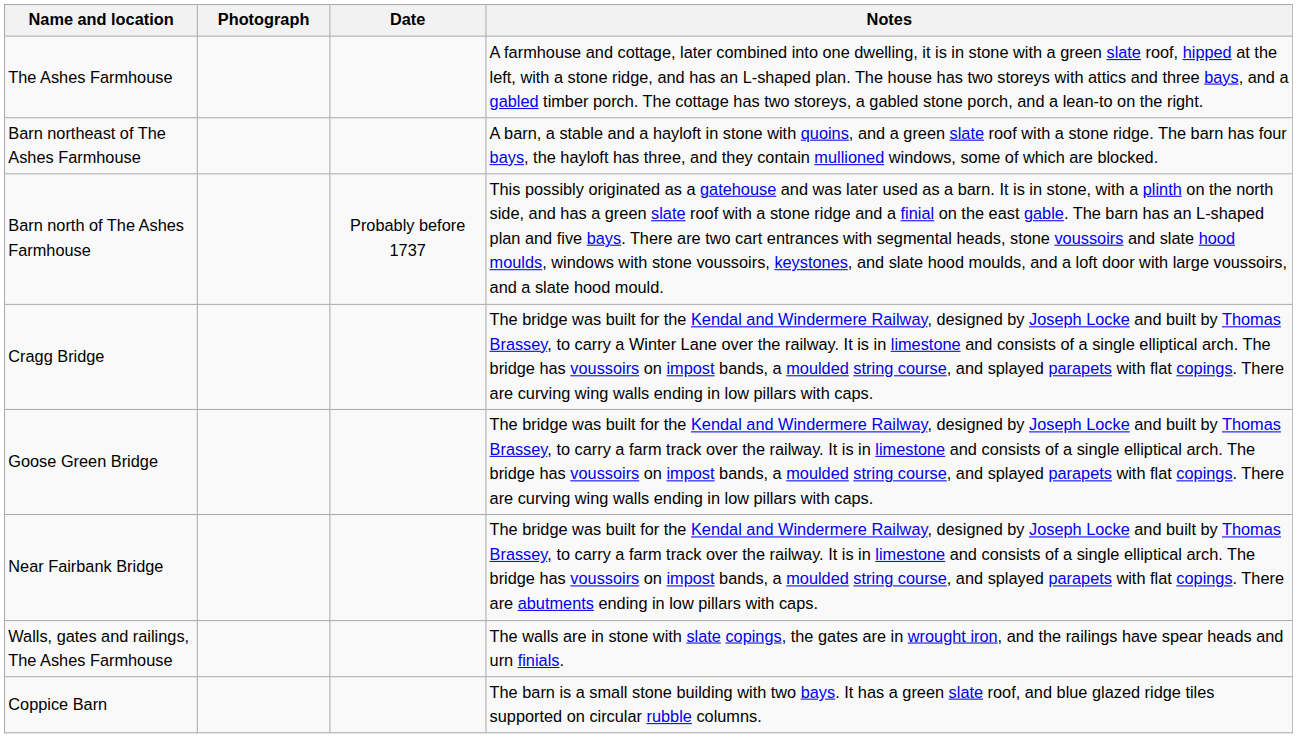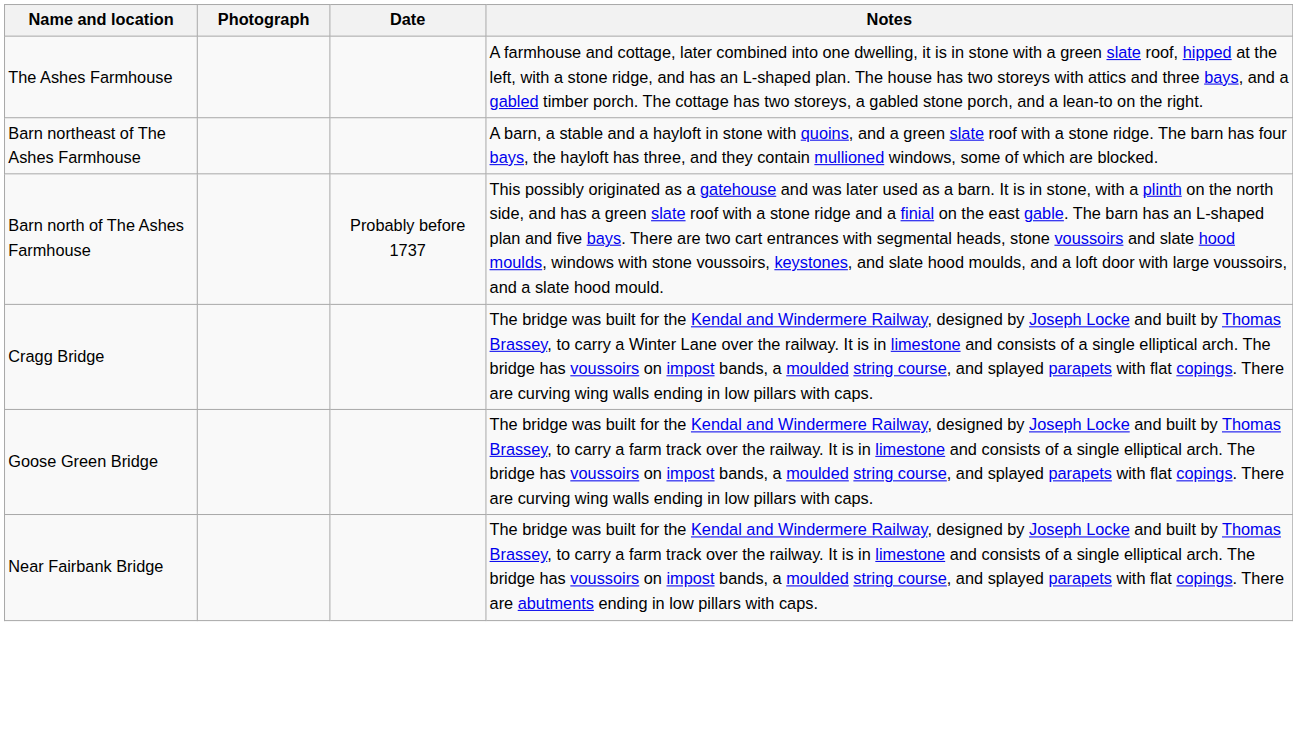- row: (99, 648)
- row: (58, 704)
